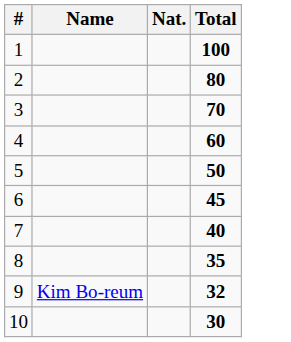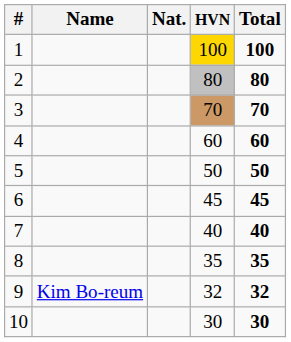+ column: (213, 20)
